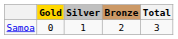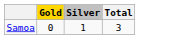- column: (121, 12)
